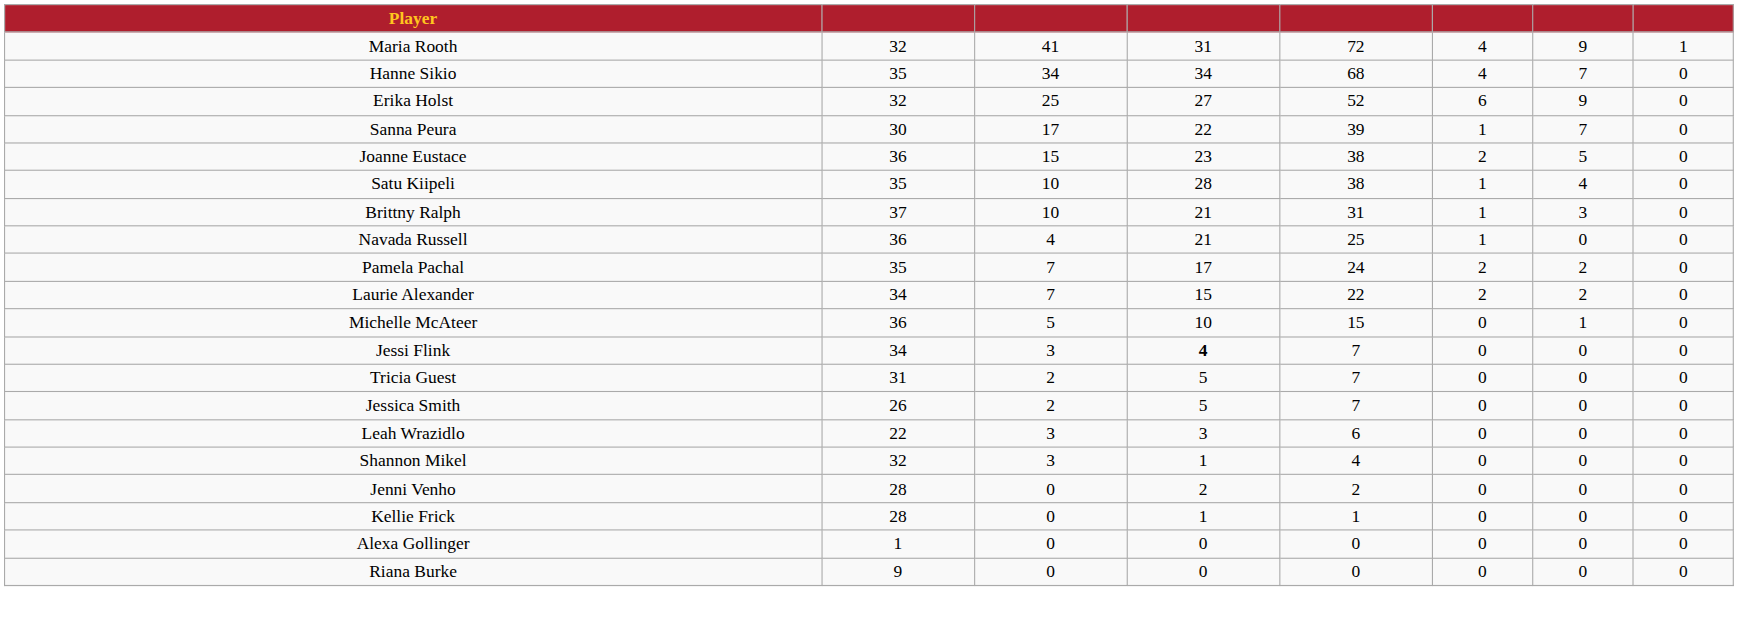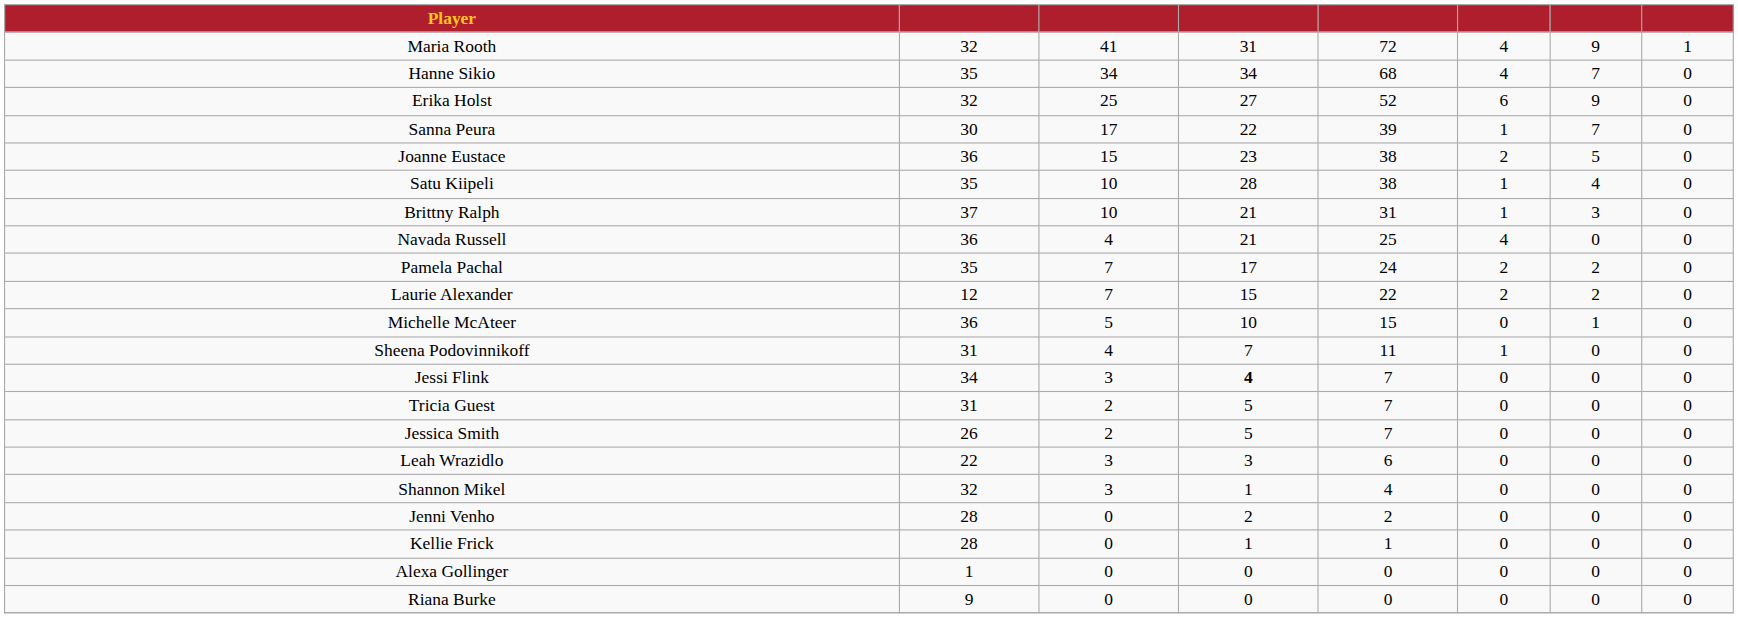(1482, 239) 1 -> (1504, 239) 4
(898, 294) 34 -> (969, 294) 12
+ row: (452, 350)
